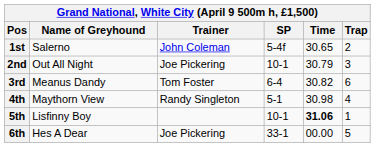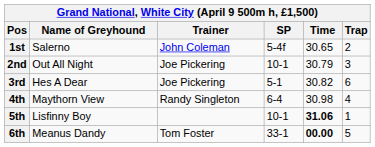(69, 82) Meanus Dandy -> (60, 82) Hes A Dear
(187, 82) Tom Foster -> (192, 82) Joe Pickering
(275, 82) 6-4 -> (275, 82) 5-1
(275, 99) 5-1 -> (275, 99) 6-4
(60, 133) Hes A Dear -> (69, 133) Meanus Dandy
(192, 133) Joe Pickering -> (187, 133) Tom Foster
(319, 133) normal -> (319, 133) bold
